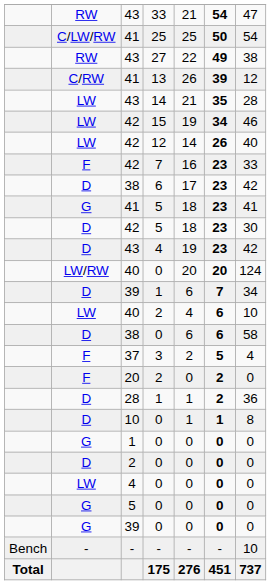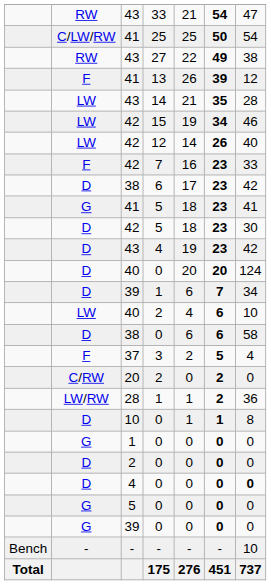(86, 79) C/RW -> (86, 79) F
(86, 270) LW/RW -> (86, 270) D
(86, 377) F -> (86, 377) C/RW
(86, 398) D -> (86, 398) LW/RW
(86, 484) LW -> (86, 484) D
(250, 484) normal -> (250, 484) bold
